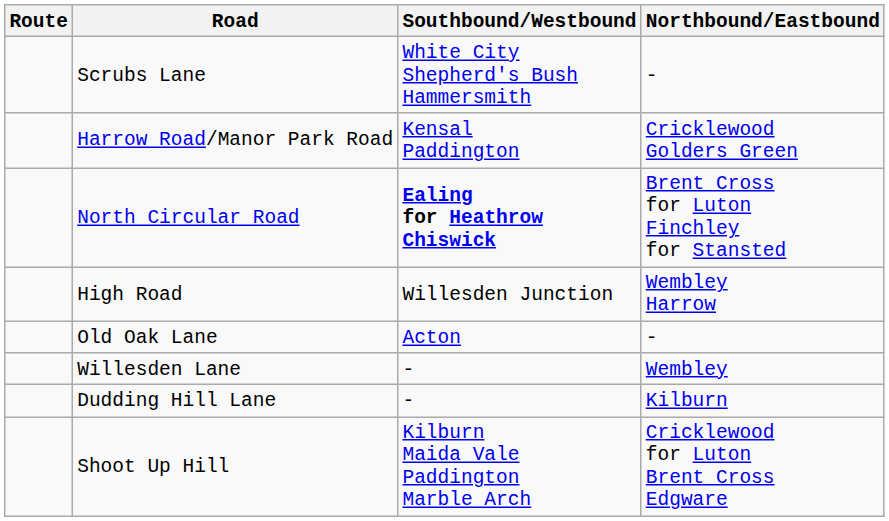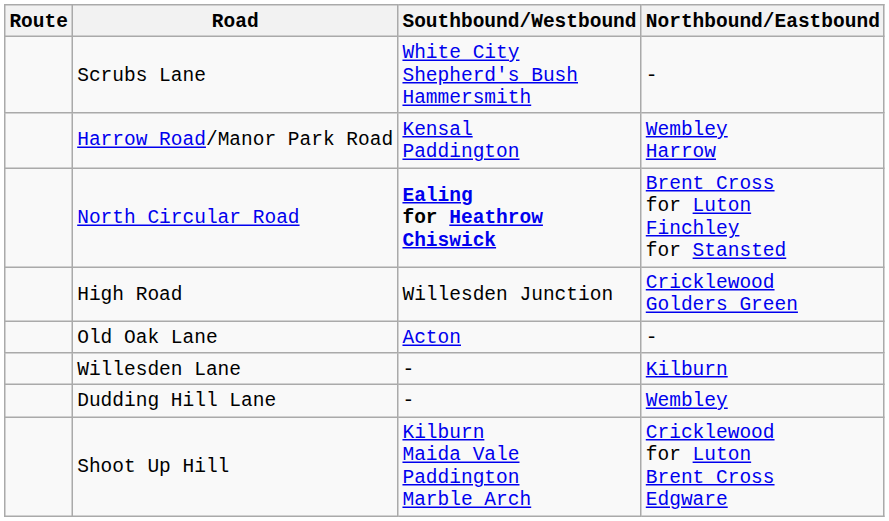(722, 140) Cricklewood Golders Green -> (687, 140) Wembley Harrow
(687, 294) Wembley Harrow -> (722, 294) Cricklewood Golders Green
(687, 369) Wembley -> (687, 369) Kilburn
(687, 401) Kilburn -> (687, 401) Wembley
